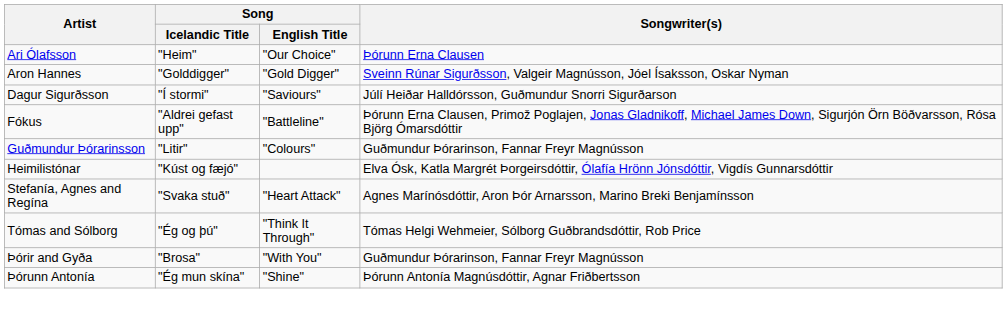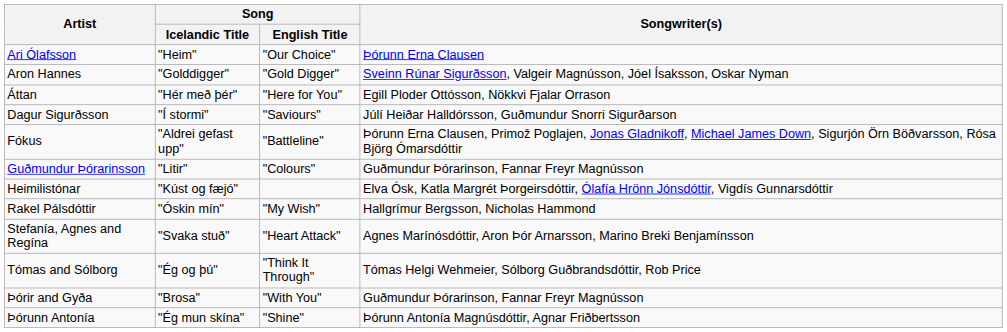+ row: (22, 94)
+ row: (52, 209)
